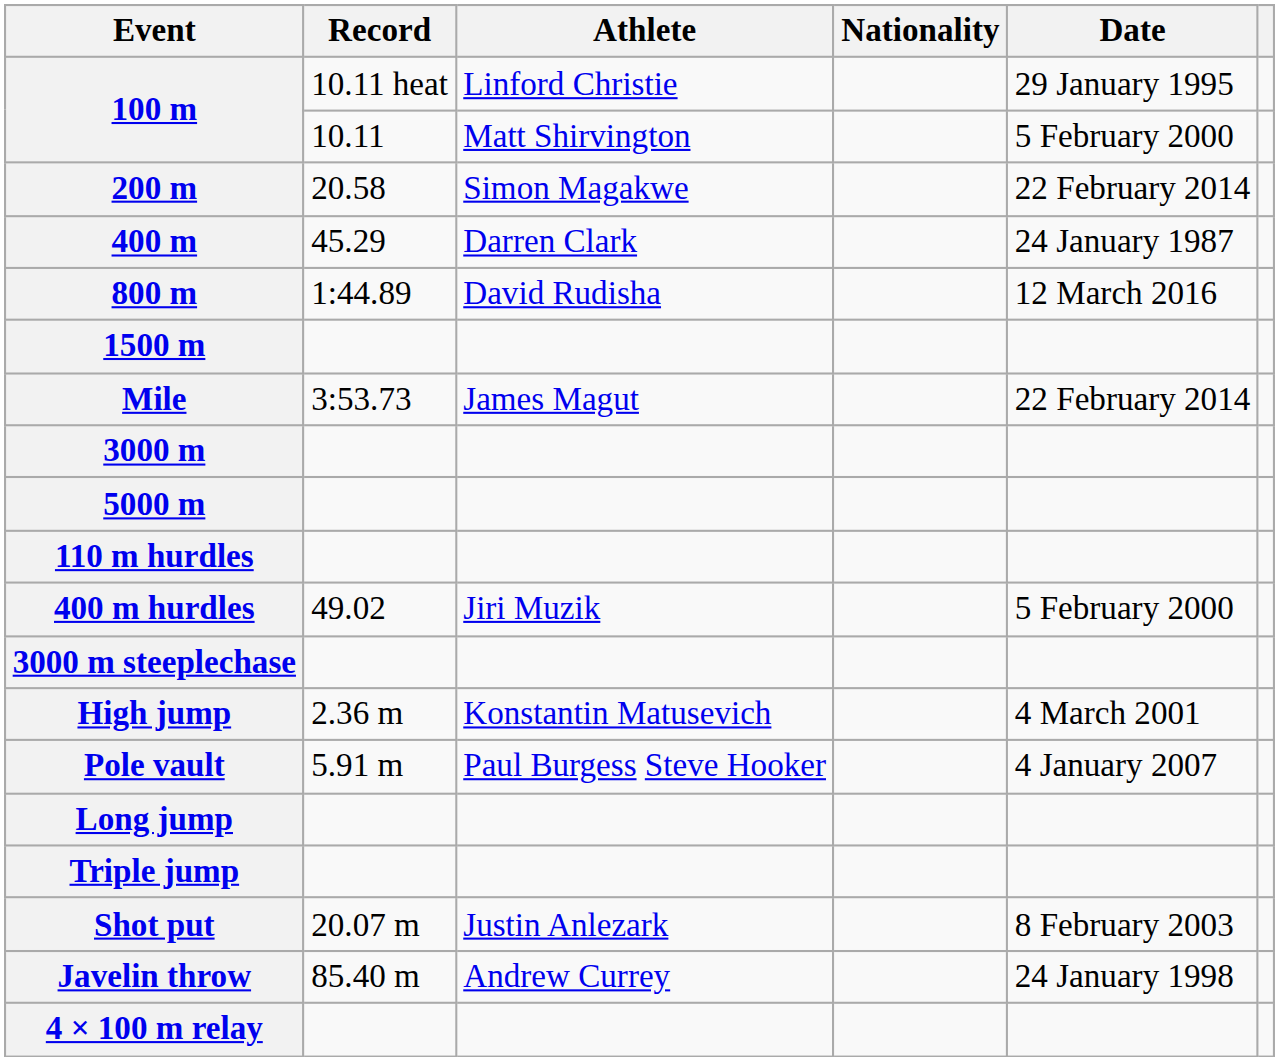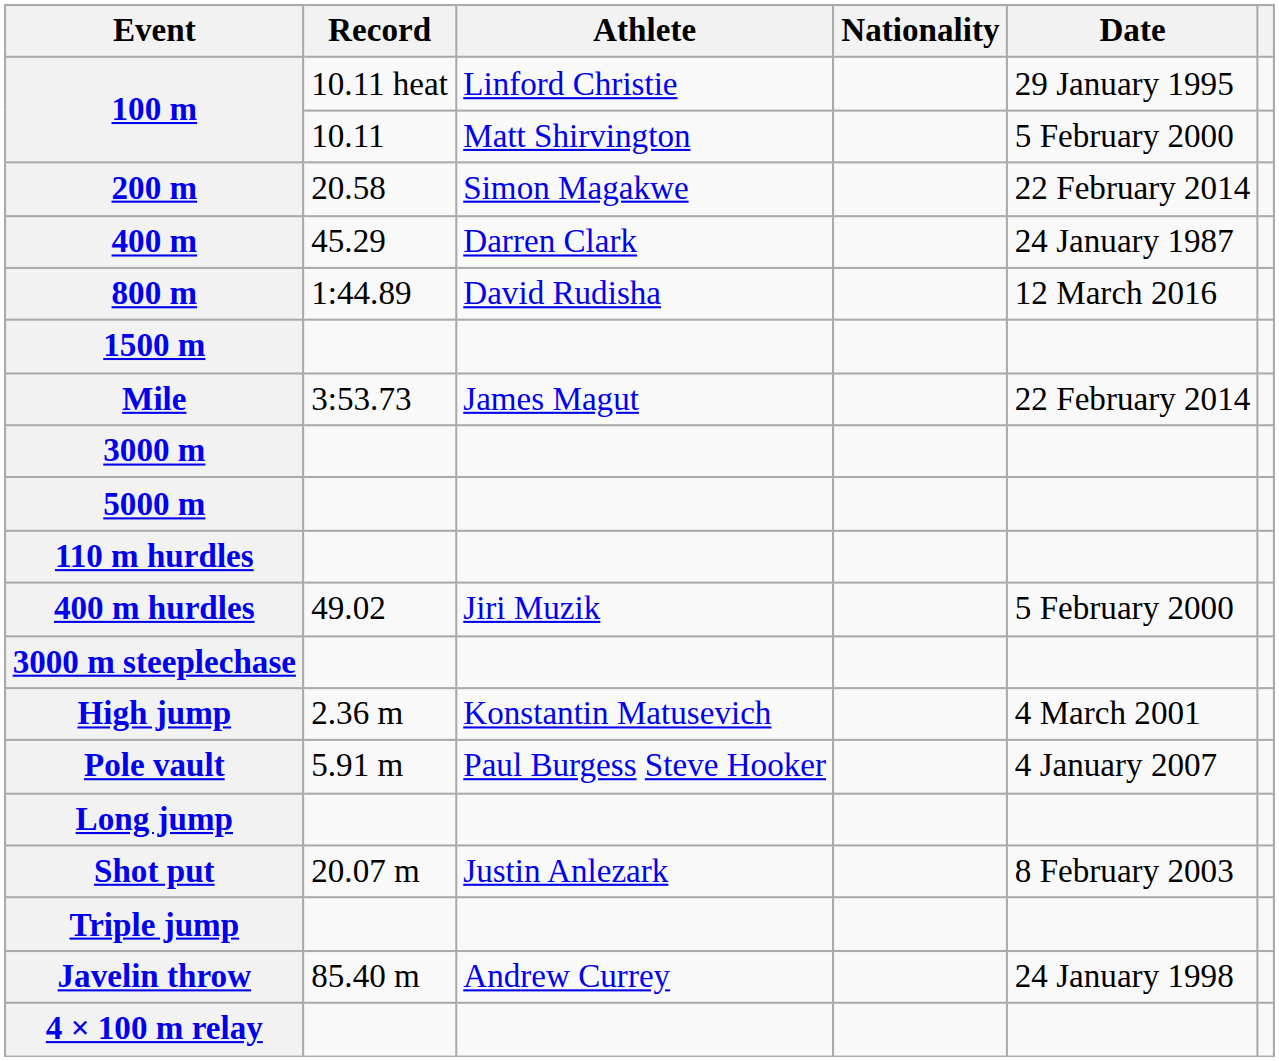rows swapped: (154, 871) <-> (154, 923)
